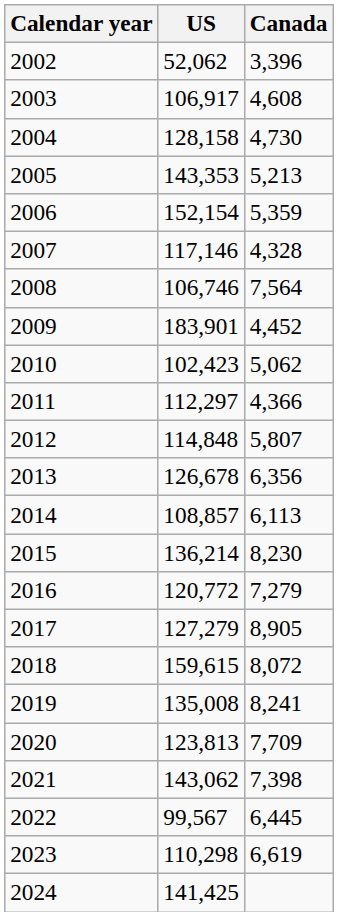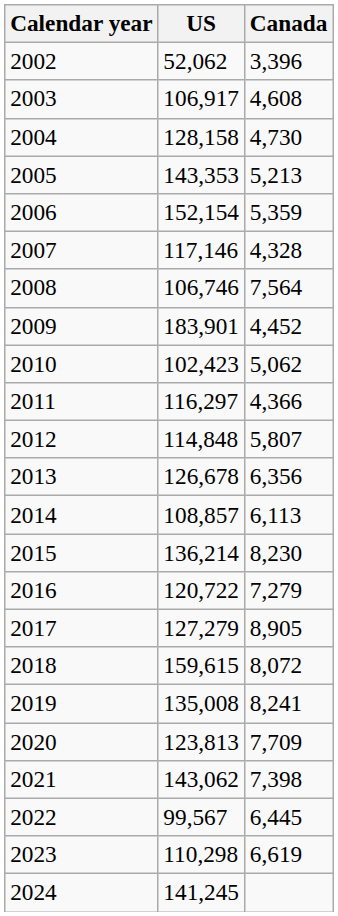(201, 400) 112,297 -> (201, 400) 116,297
(201, 589) 120,772 -> (201, 589) 120,722
(201, 891) 141,425 -> (201, 891) 141,245
